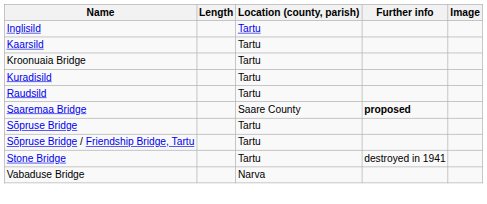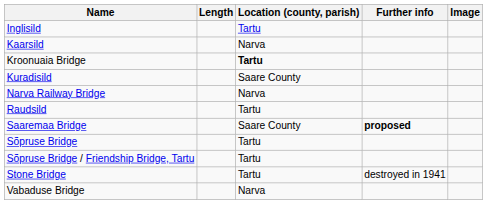(249, 45) Tartu -> (252, 45) Narva
(249, 61) normal -> (250, 61) bold
(249, 77) Tartu -> (269, 77) Saare County
+ row: (56, 93)
